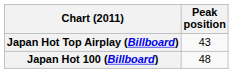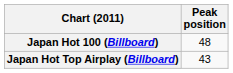rows swapped: (93, 59) <-> (93, 42)
